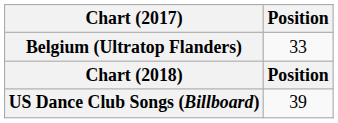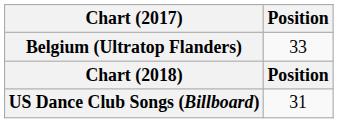(298, 103) 39 -> (298, 103) 31
